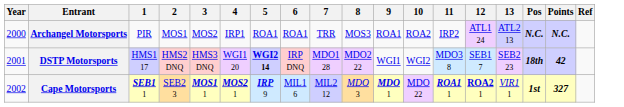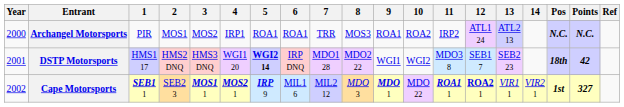+ column: (535, 12)
